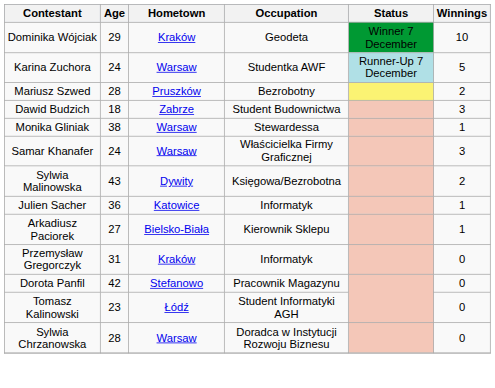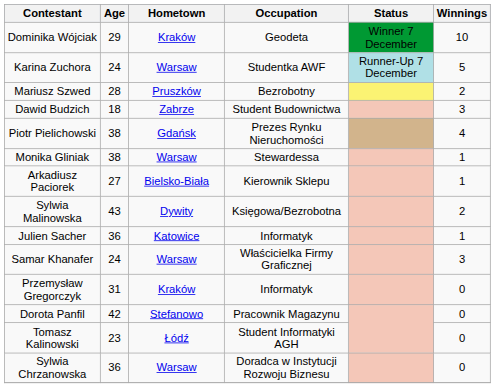+ row: (52, 134)
rows swapped: (52, 151) <-> (52, 230)
(114, 338) 28 -> (114, 368) 36
